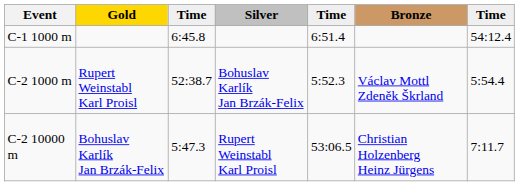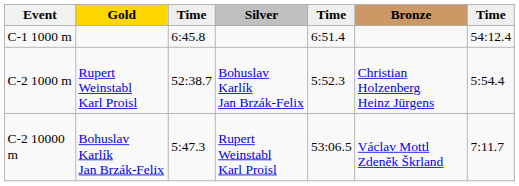(401, 88) Václav Mottl Zdeněk Škrland -> (396, 88) Christian Holzenberg Heinz Jürgens
(396, 154) Christian Holzenberg Heinz Jürgens -> (401, 154) Václav Mottl Zdeněk Škrland
